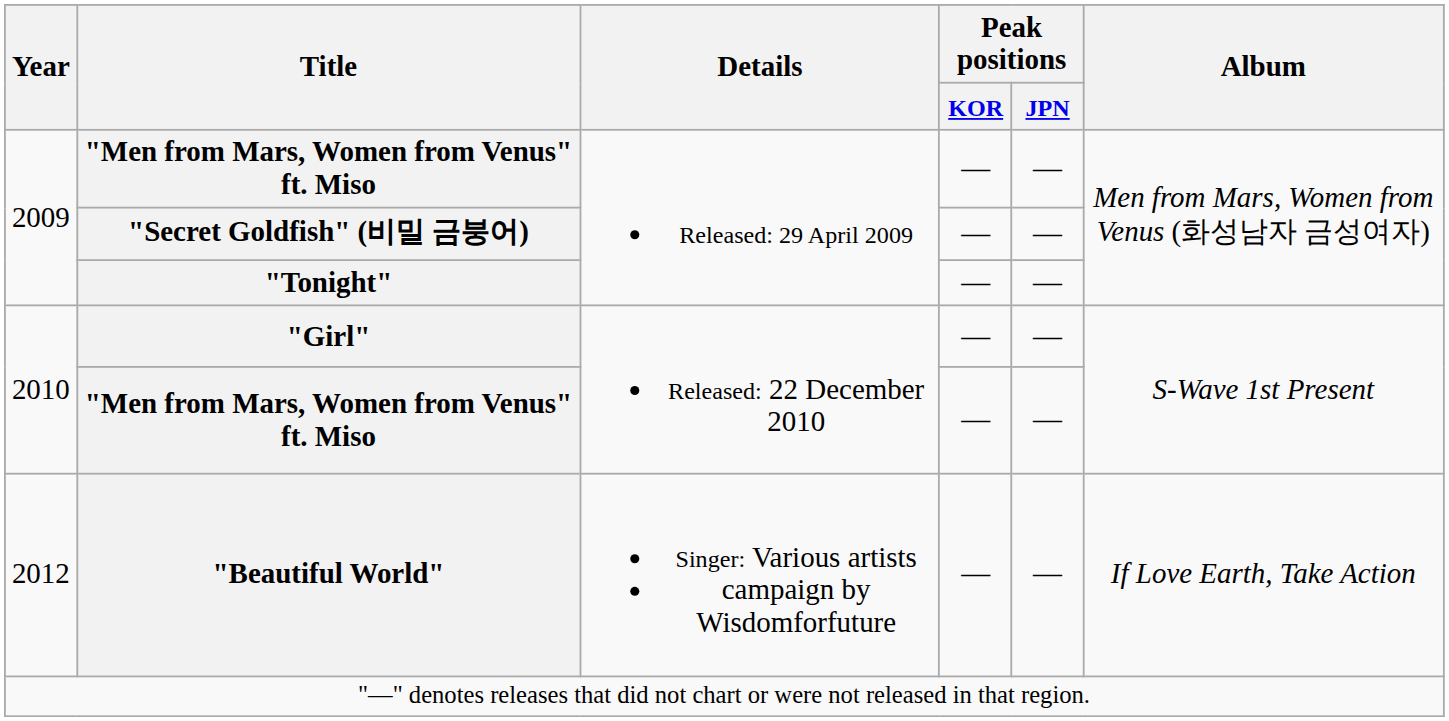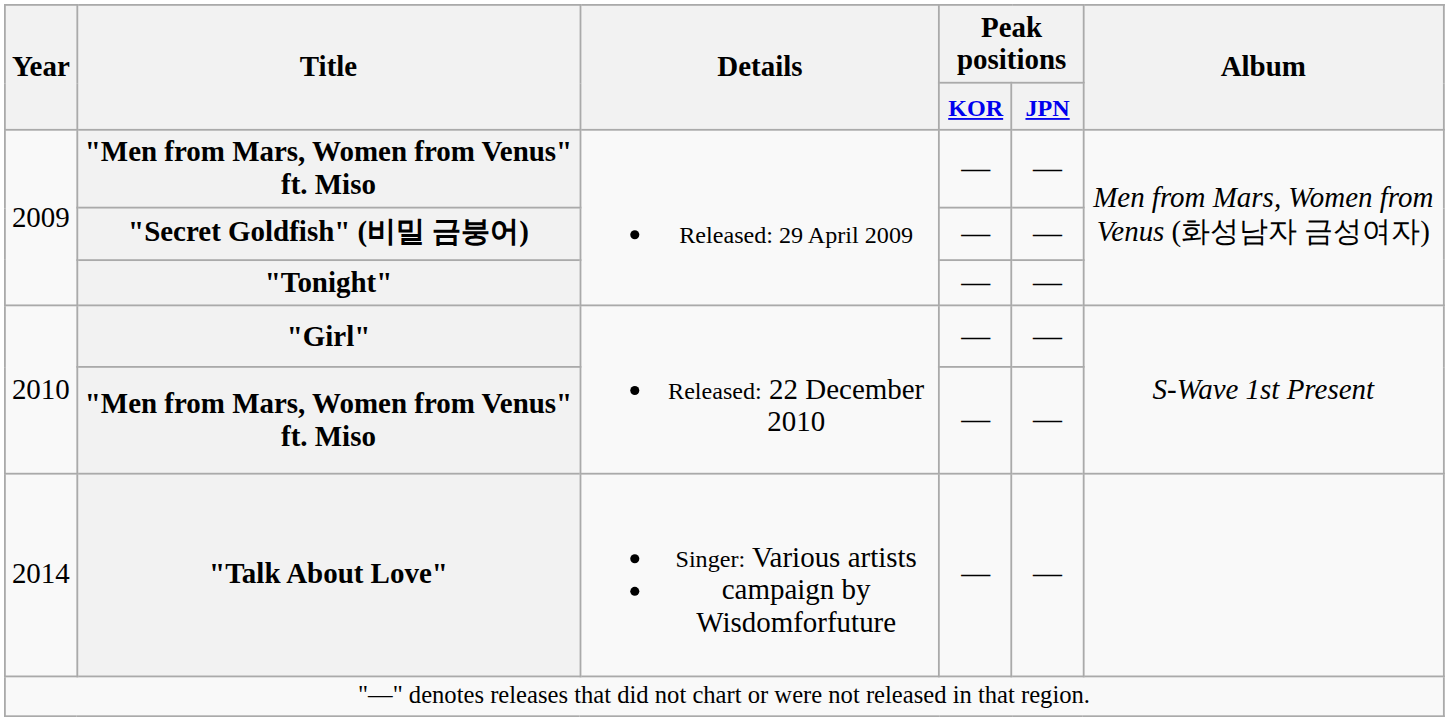- row: (41, 574)
+ row: (41, 574)
